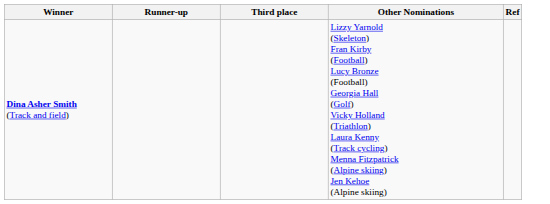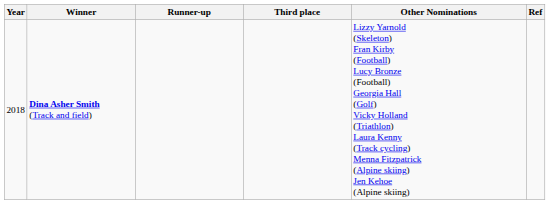+ column: (16, 12)
